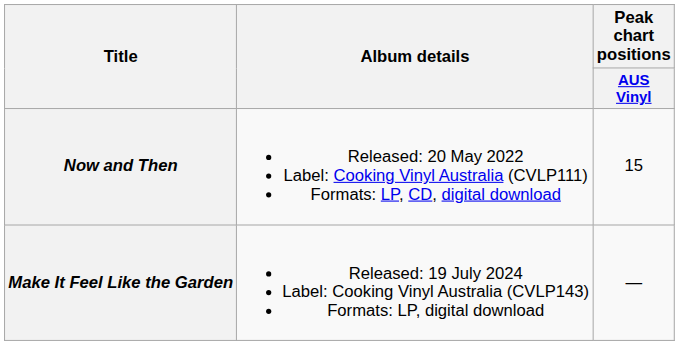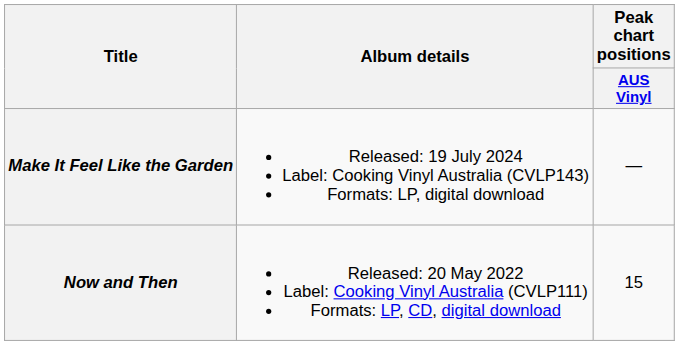rows swapped: (121, 166) <-> (121, 282)
